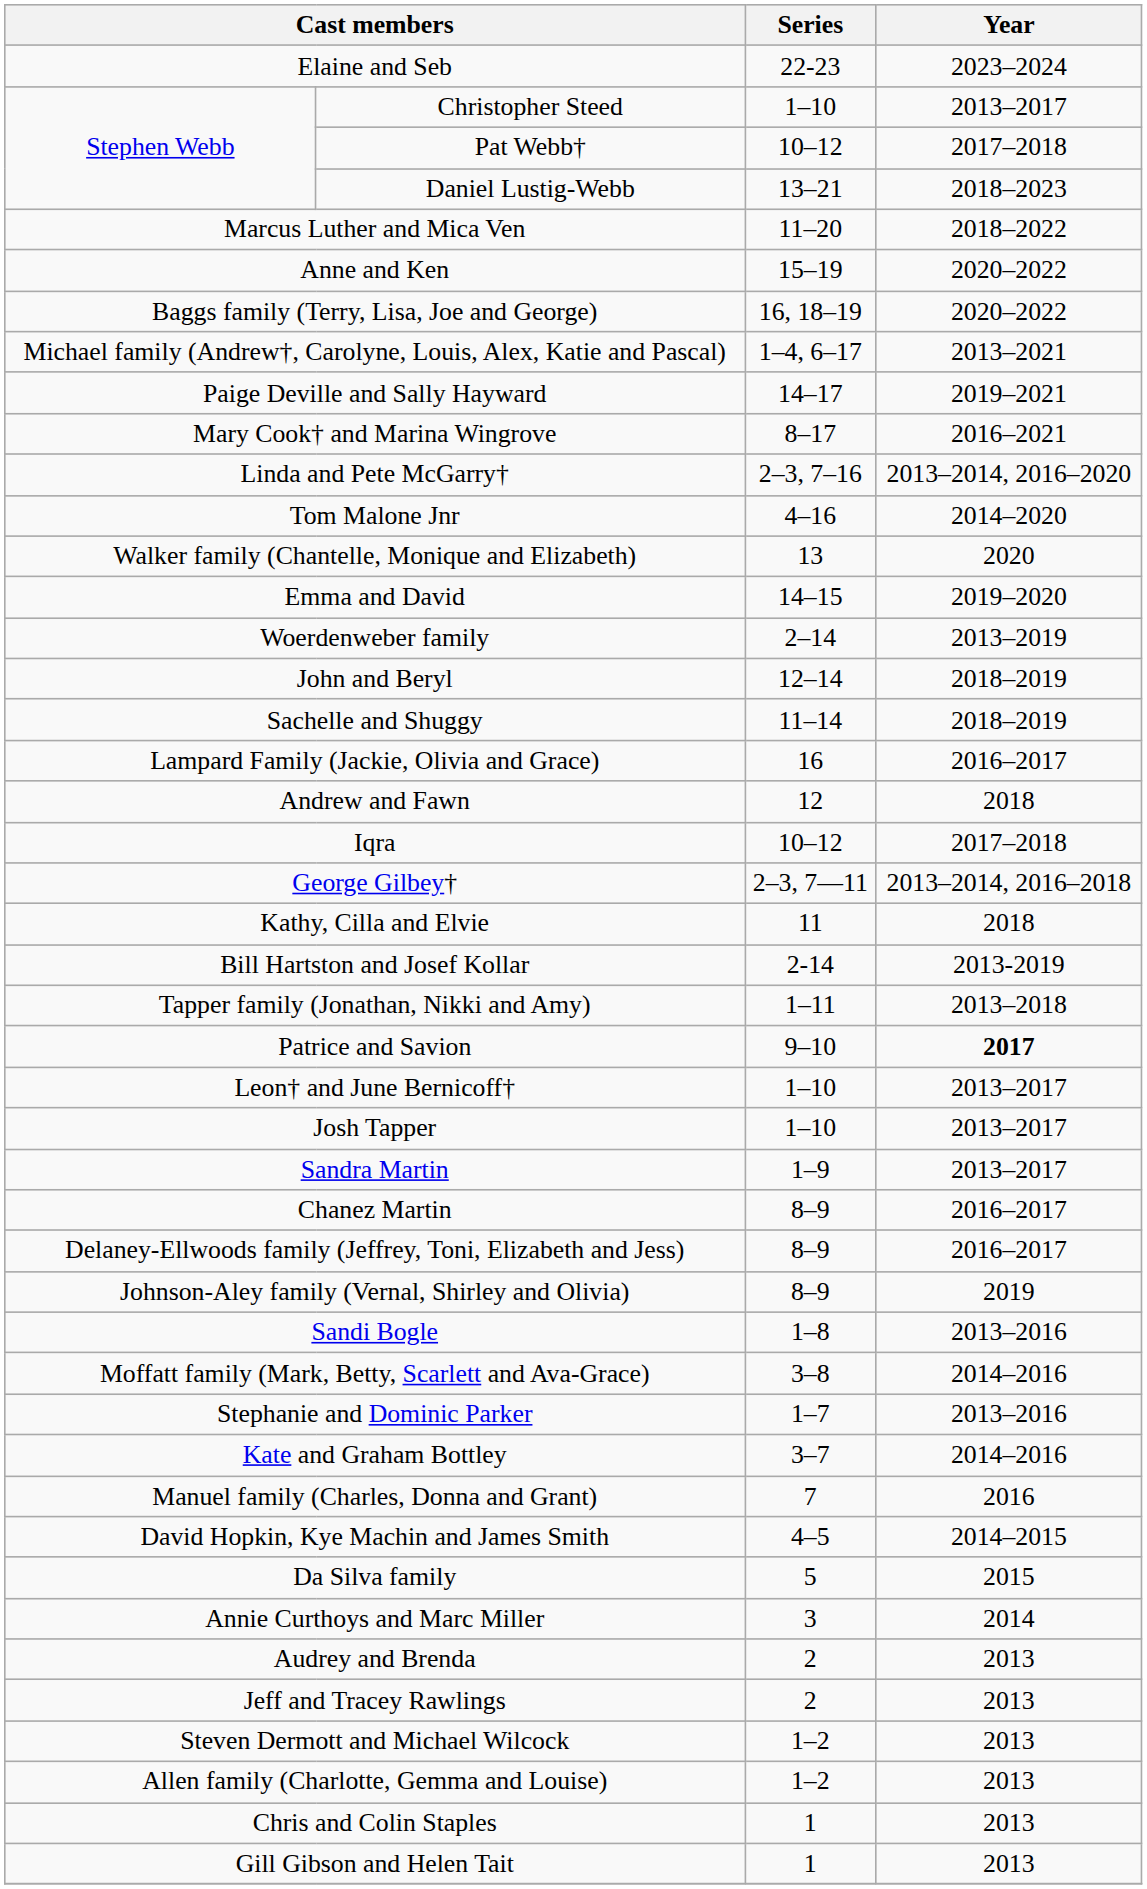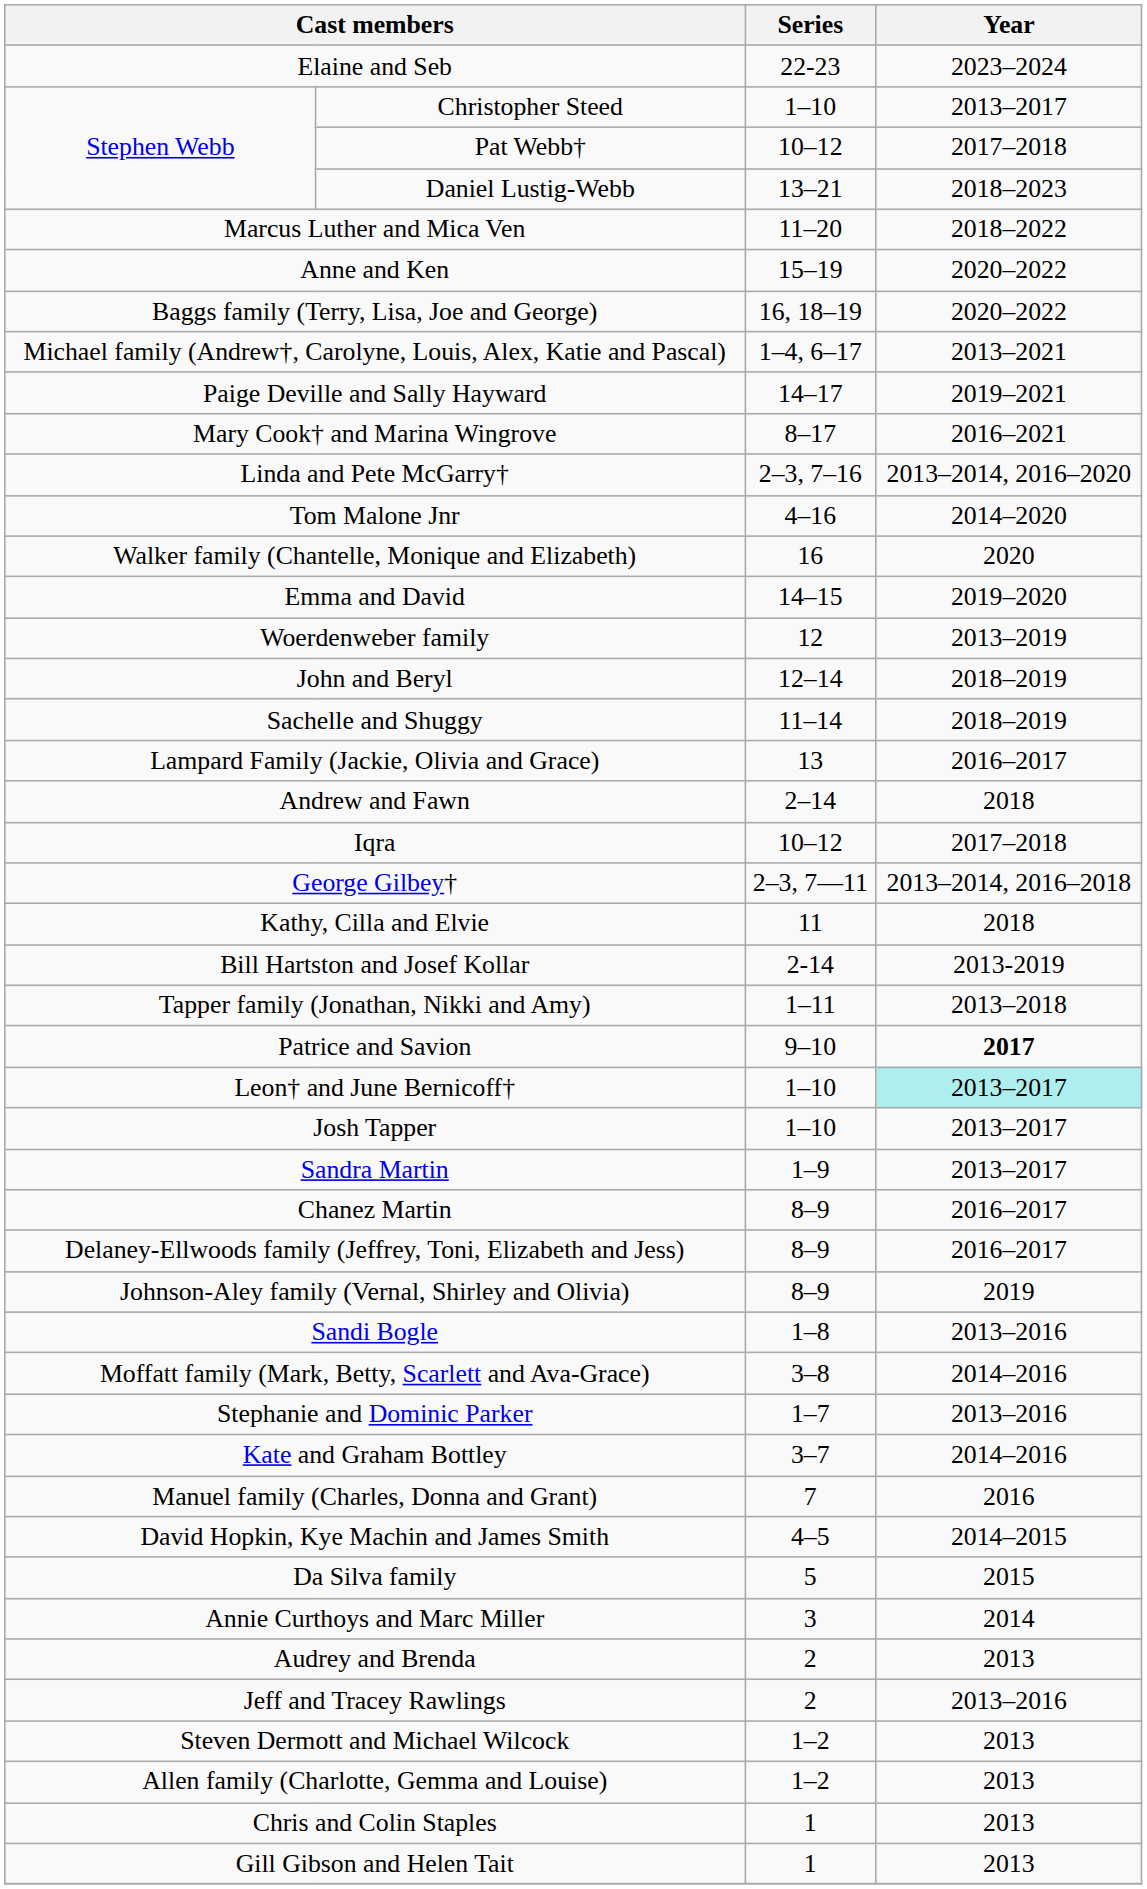(810, 556) 13 -> (810, 556) 16
(810, 637) 2–14 -> (810, 637) 12
(810, 760) 16 -> (810, 760) 13
(810, 801) 12 -> (810, 801) 2–14
(1009, 1087) no background -> (1009, 1087) paleturquoise background
(1009, 1699) 2013 -> (1009, 1699) 2013–2016
